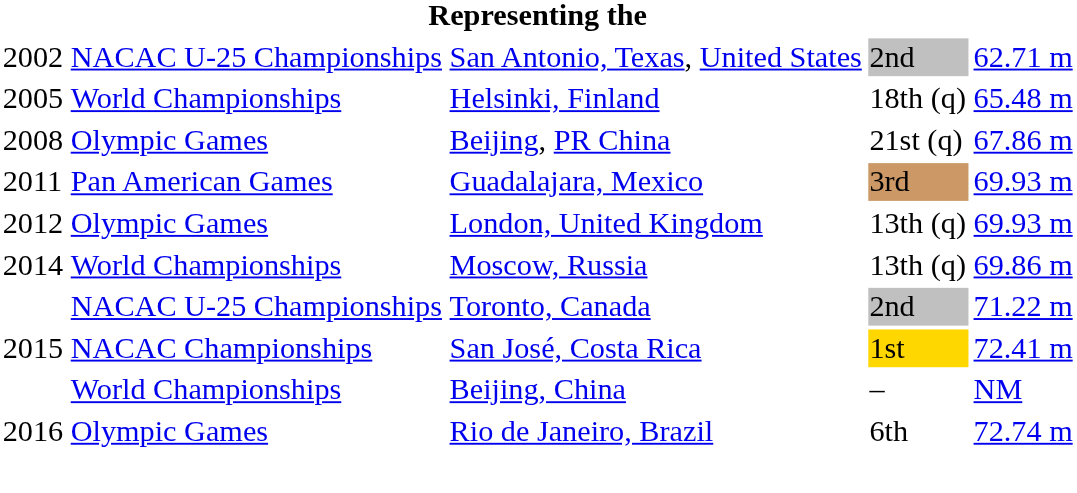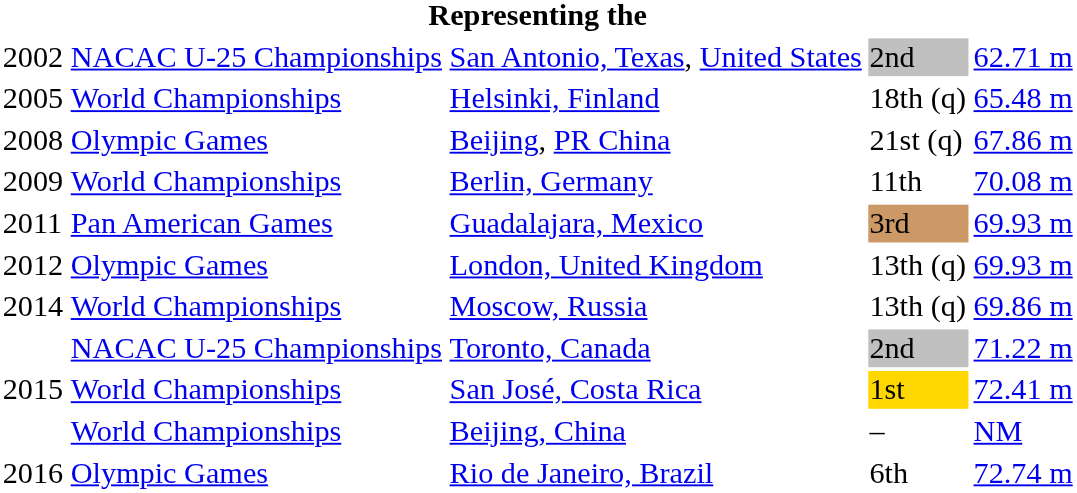+ row: (551, 181)
(222, 347) NACAC Championships -> (206, 389) World Championships
